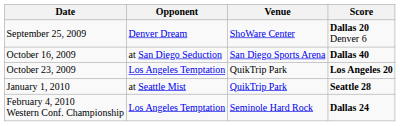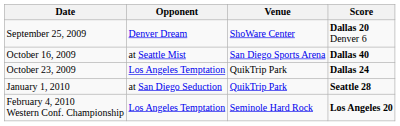(175, 54) at San Diego Seduction -> (157, 54) at Seattle Mist
(361, 70) Los Angeles 20 -> (349, 70) Dallas 24
(157, 86) at Seattle Mist -> (175, 86) at San Diego Seduction
(349, 107) Dallas 24 -> (361, 107) Los Angeles 20
